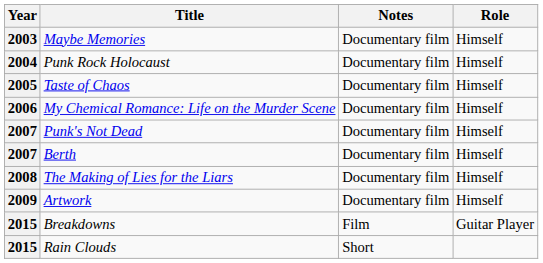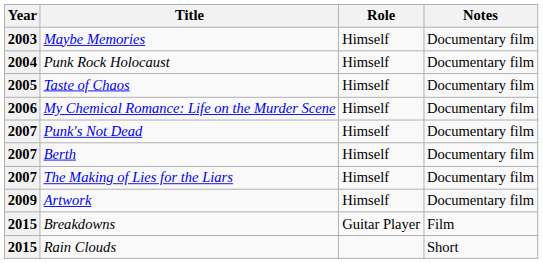columns swapped: (495, 16) <-> (396, 16)
(22, 177) 2008 -> (22, 177) 2007
